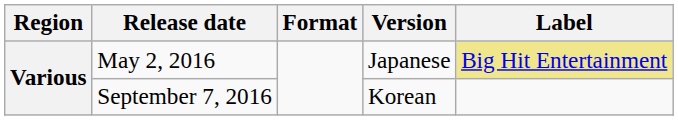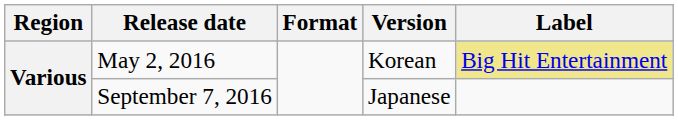(409, 59) Japanese -> (402, 59) Korean
(402, 96) Korean -> (409, 96) Japanese
